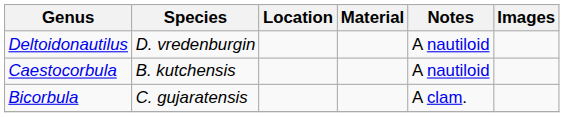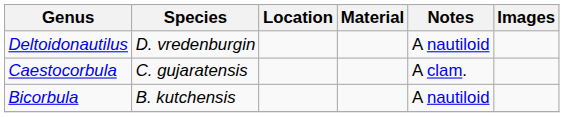(186, 71) B. kutchensis -> (192, 71) C. gujaratensis
(451, 71) A nautiloid -> (440, 71) A clam.
(192, 97) C. gujaratensis -> (186, 97) B. kutchensis
(440, 97) A clam. -> (451, 97) A nautiloid
